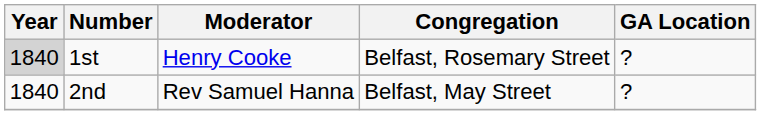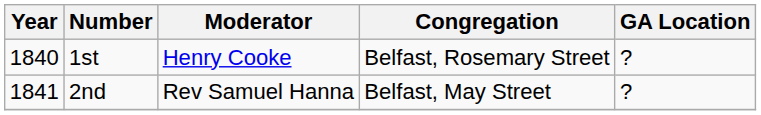(34, 57) lightgrey background -> (34, 57) no background
(34, 92) 1840 -> (34, 92) 1841
